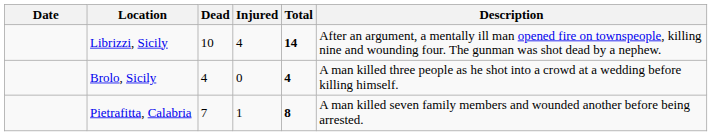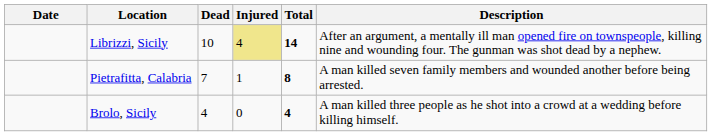(239, 42) no background -> (239, 42) khaki background
rows swapped: (123, 77) <-> (141, 112)
